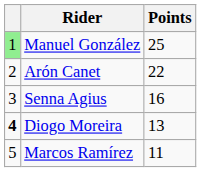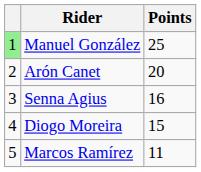(156, 72) 22 -> (156, 72) 20
(12, 126) bold -> (12, 126) normal
(156, 126) 13 -> (156, 126) 15
